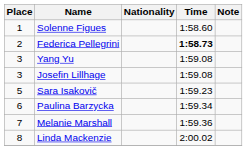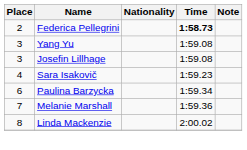- row: (72, 28)
(20, 91) 5 -> (20, 75) 4
